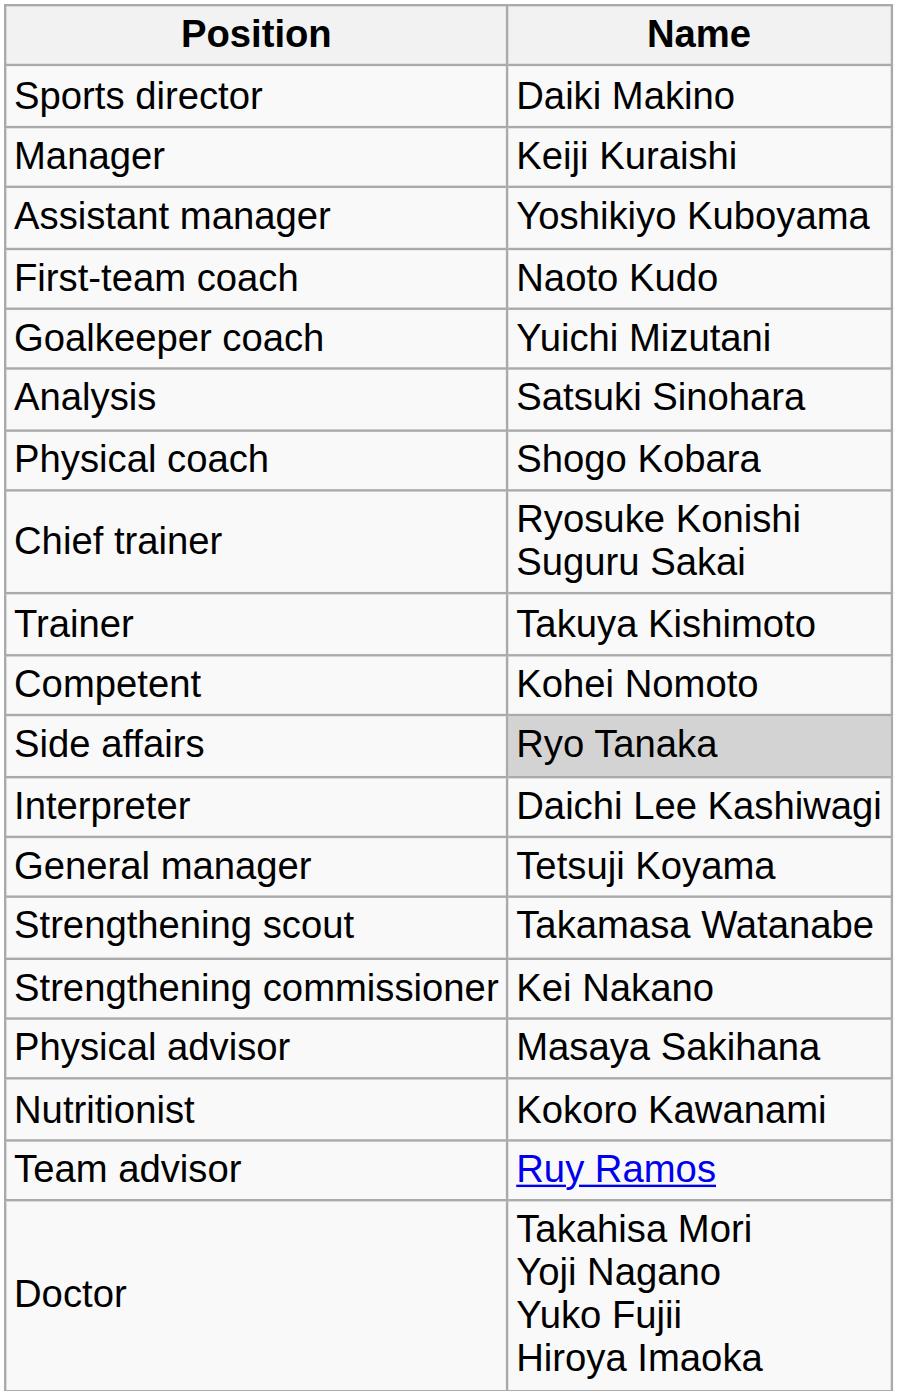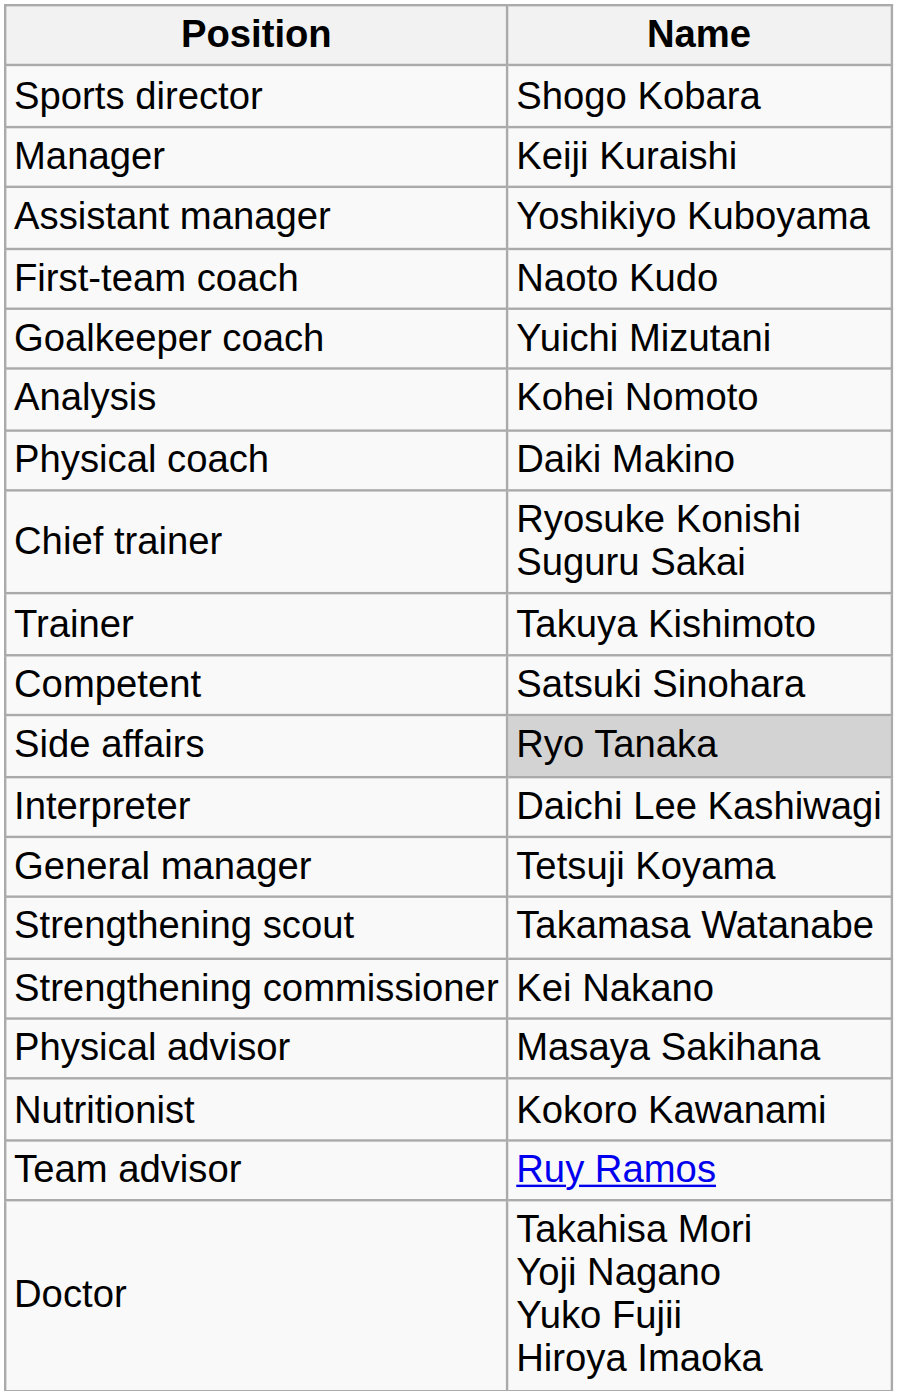(626, 95) Daiki Makino -> (639, 95) Shogo Kobara
(661, 398) Satsuki Sinohara -> (637, 398) Kohei Nomoto
(639, 459) Shogo Kobara -> (626, 459) Daiki Makino
(637, 684) Kohei Nomoto -> (661, 684) Satsuki Sinohara
